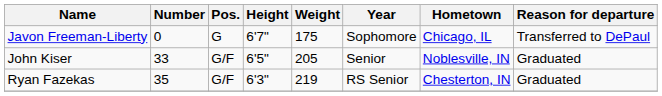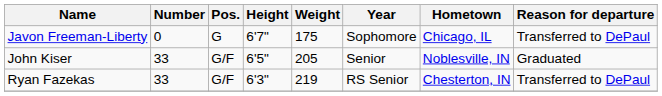(161, 79) 35 -> (161, 79) 33
(549, 79) Graduated -> (583, 79) Transferred to DePaul
